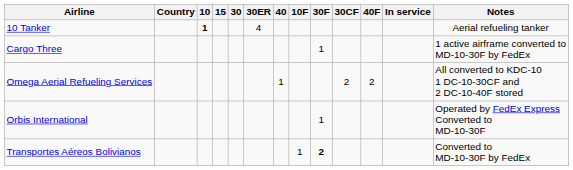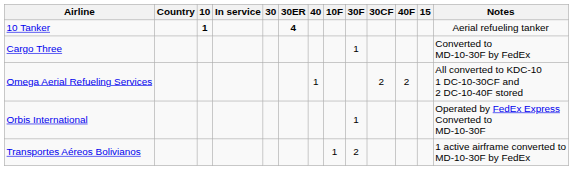columns swapped: (220, 12) <-> (408, 12)
(259, 28) normal -> (293, 28) bold
(501, 49) 1 active airframe converted to MD-10-30F by FedEx -> (483, 49) Converted to MD-10-30F by FedEx
(321, 152) bold -> (356, 152) normal
(483, 152) Converted to MD-10-30F by FedEx -> (501, 152) 1 active airframe converted to MD-10-30F by FedEx
